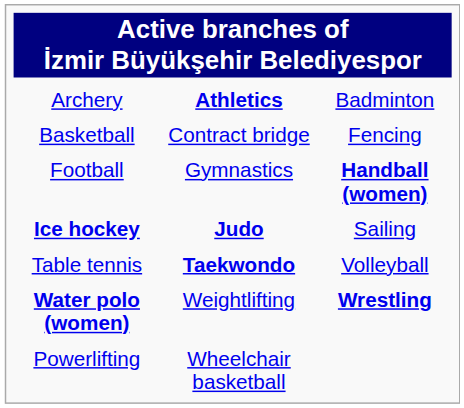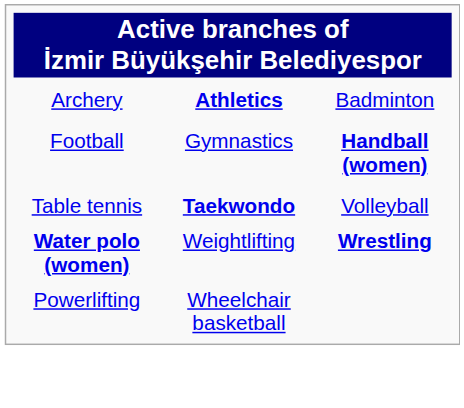- row: (87, 135)
- row: (87, 229)
